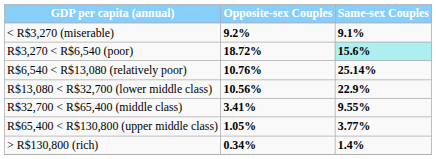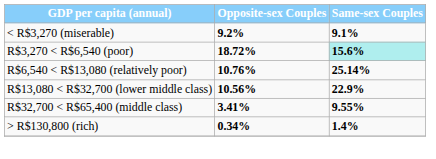- row: (113, 126)
